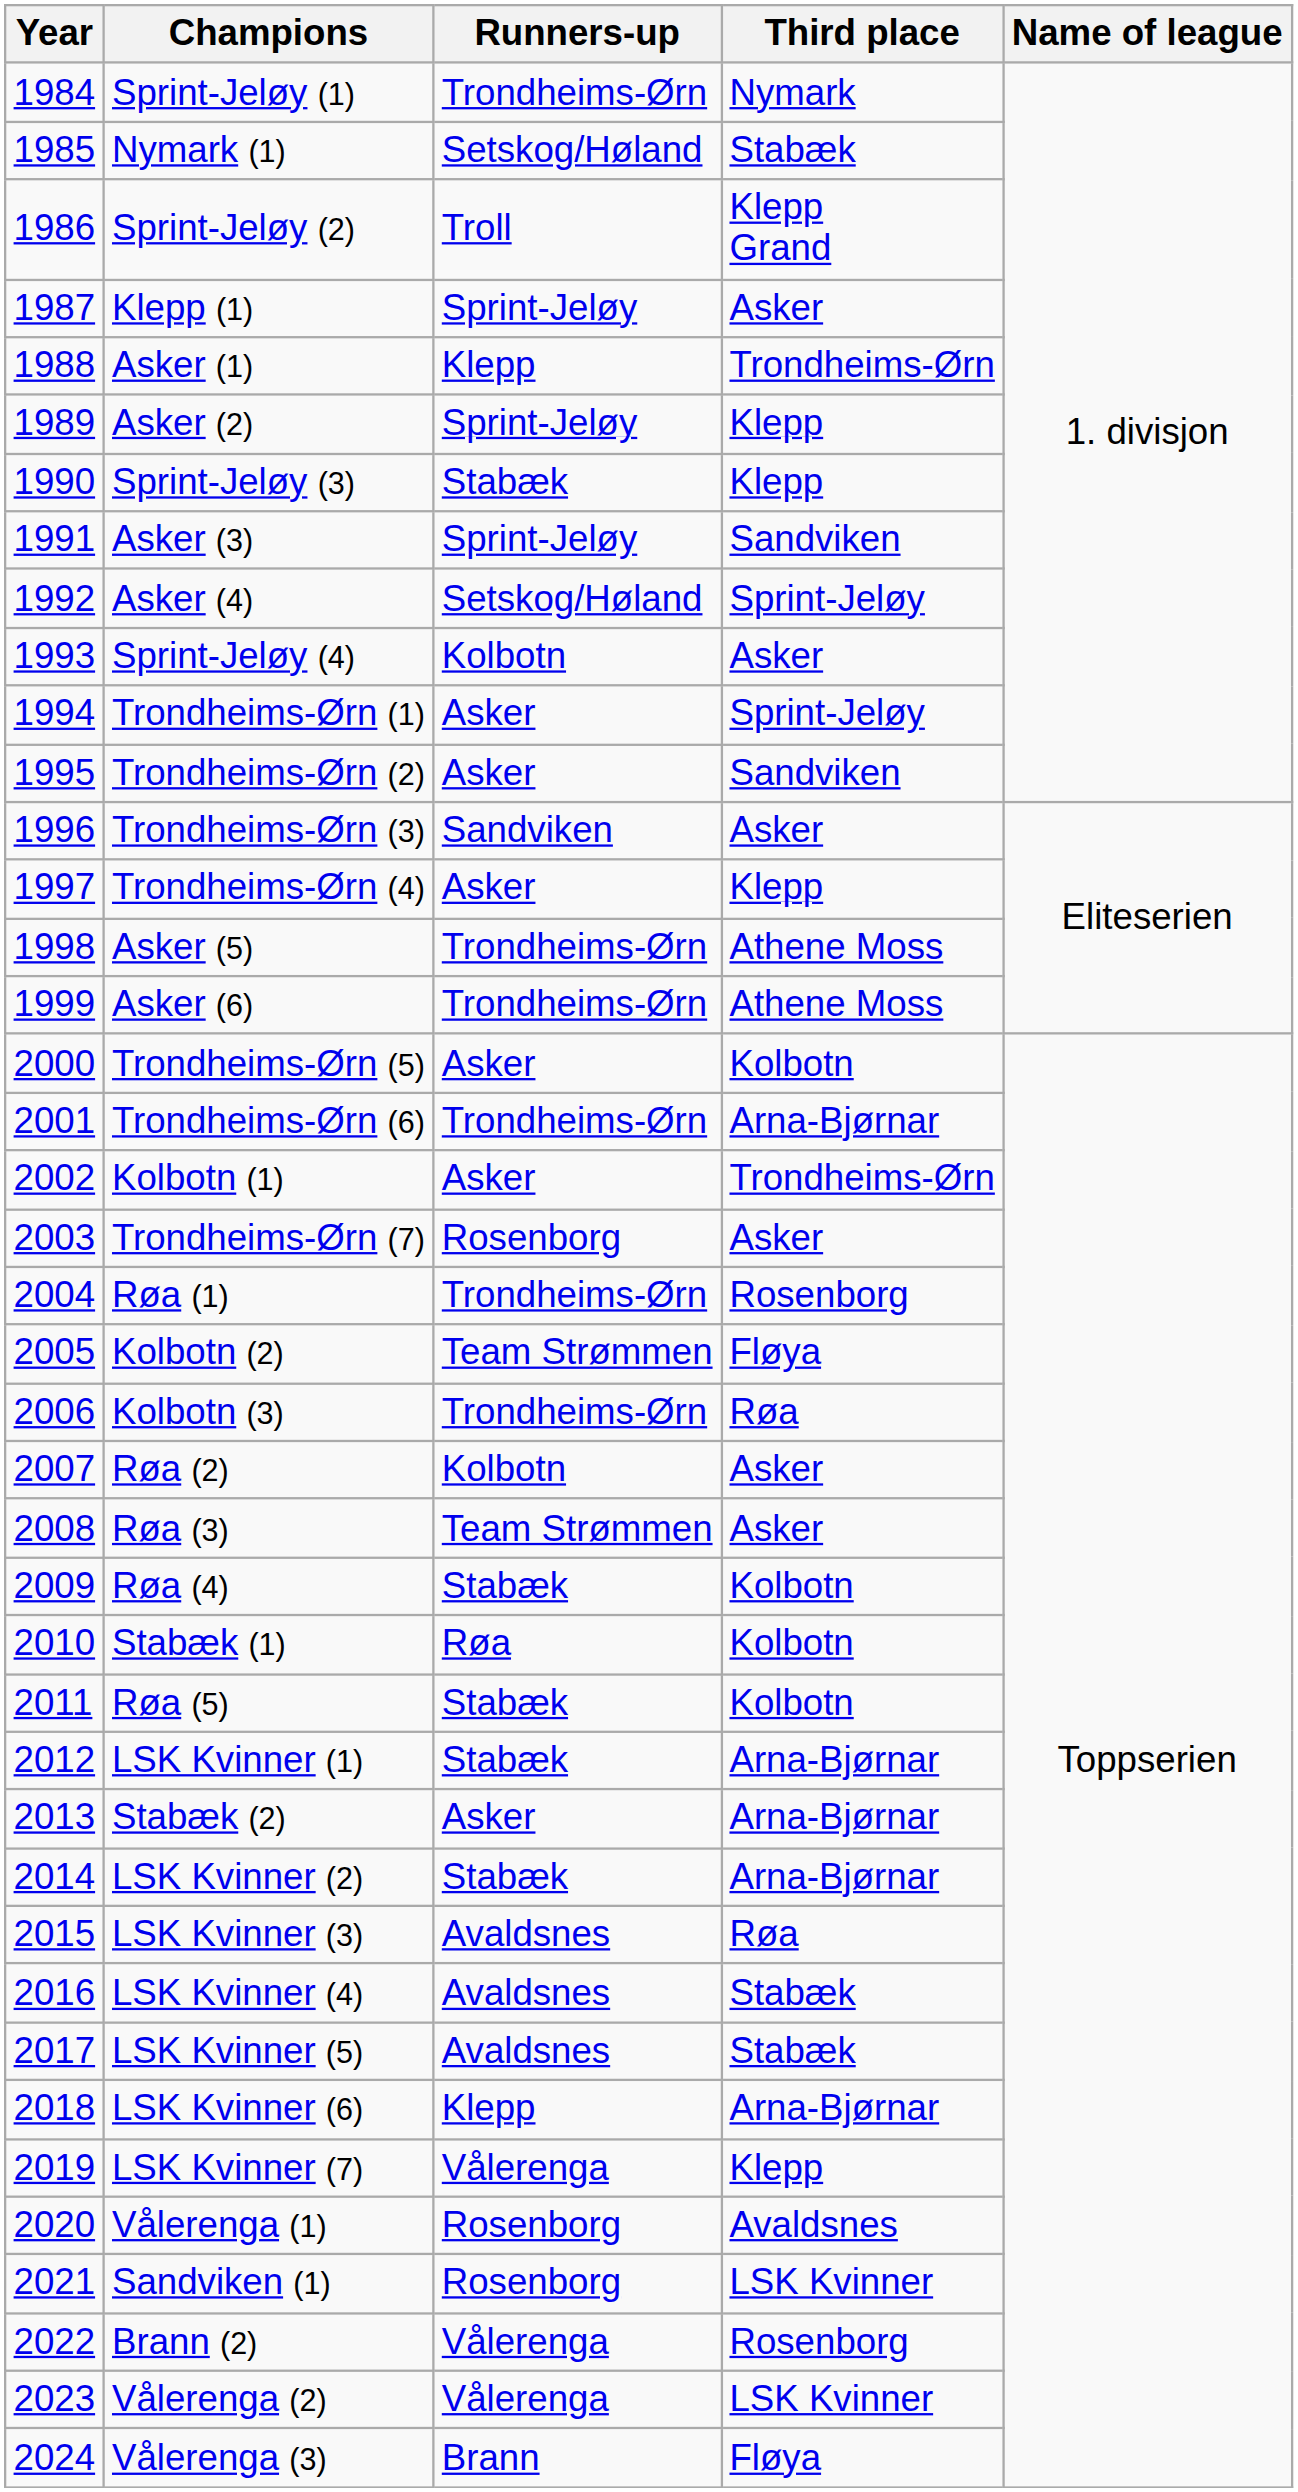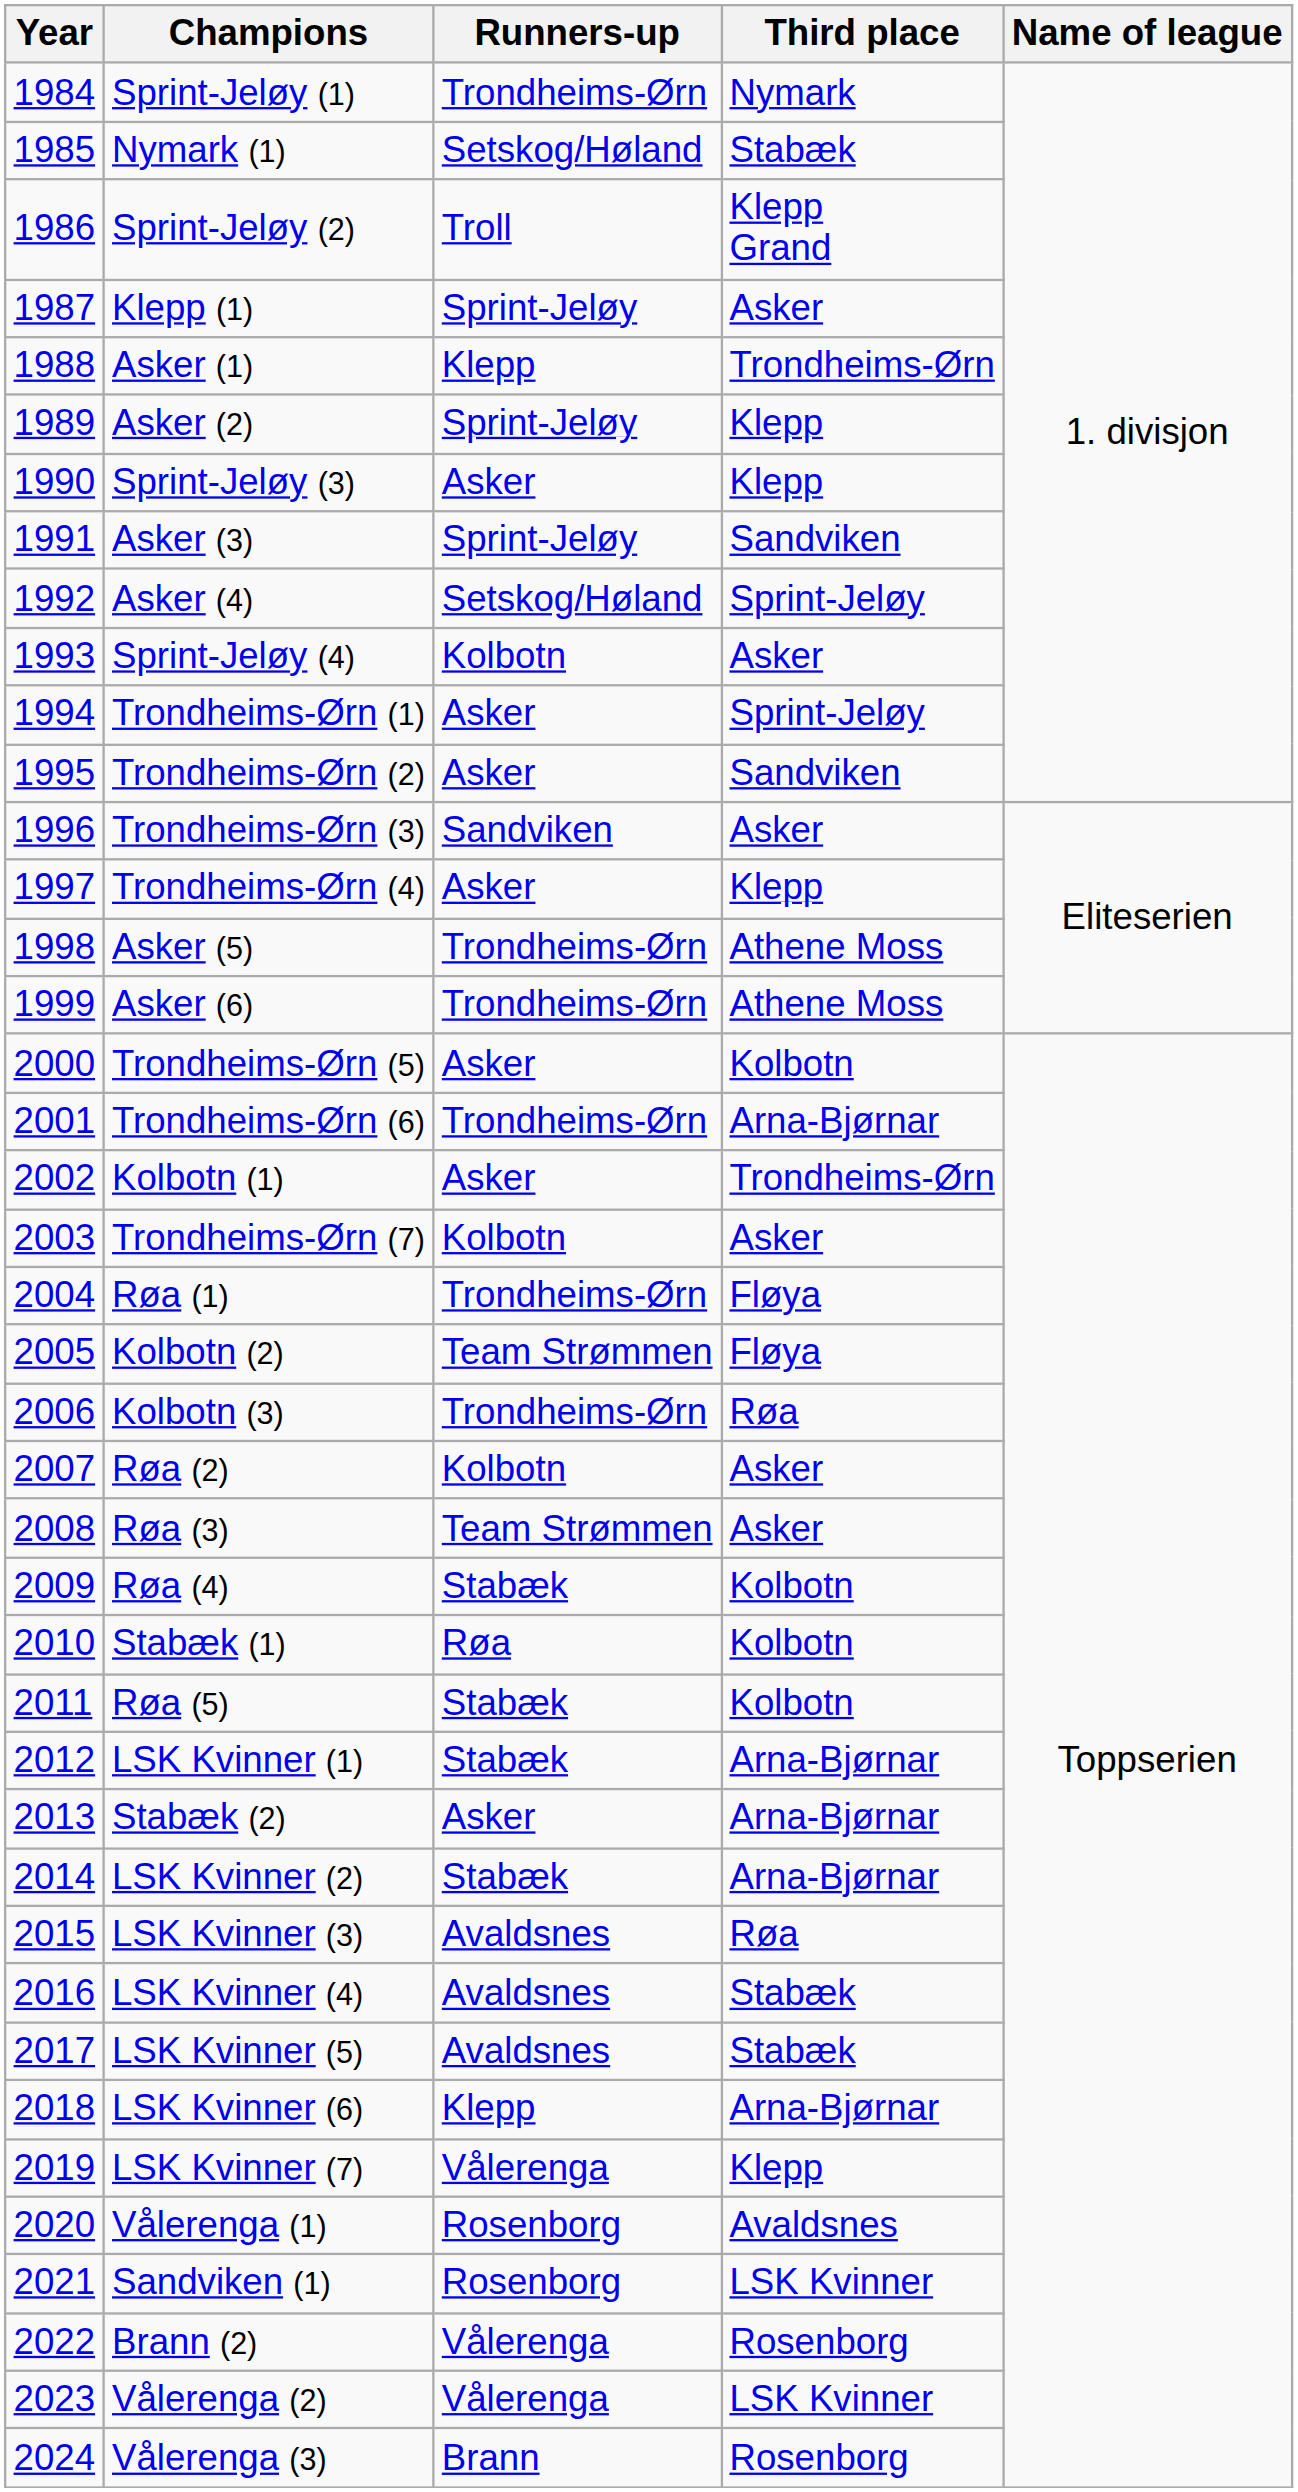(505, 481) Stabæk -> (489, 481) Asker
(531, 1236) Rosenborg -> (504, 1236) Kolbotn
(819, 1295) Rosenborg -> (775, 1295) Fløya
(775, 2457) Fløya -> (819, 2457) Rosenborg
